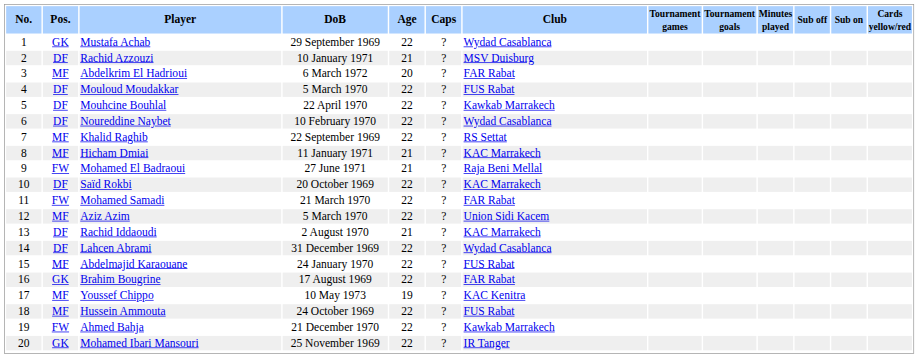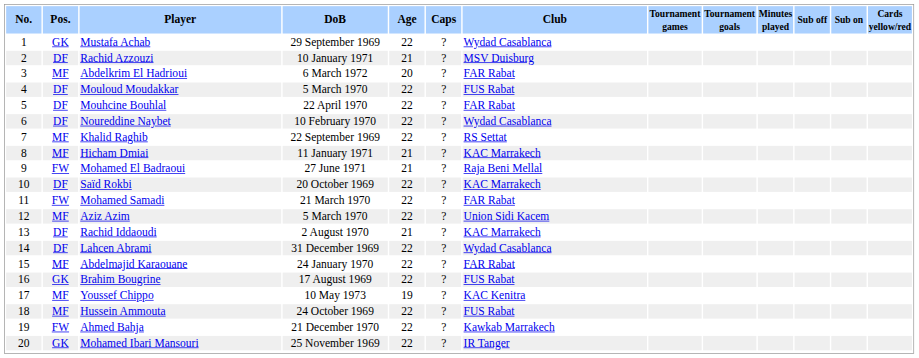(509, 105) Kawkab Marrakech -> (489, 105) FAR Rabat
(489, 264) FUS Rabat -> (489, 264) FAR Rabat
(489, 279) FAR Rabat -> (489, 279) FUS Rabat
